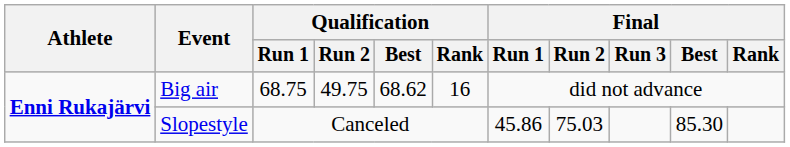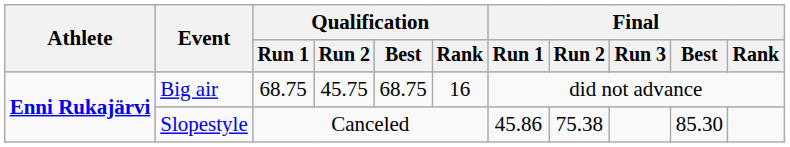(344, 89) 49.75 -> (344, 89) 45.75
(403, 89) 68.62 -> (403, 89) 68.75
(579, 124) 75.03 -> (579, 124) 75.38
